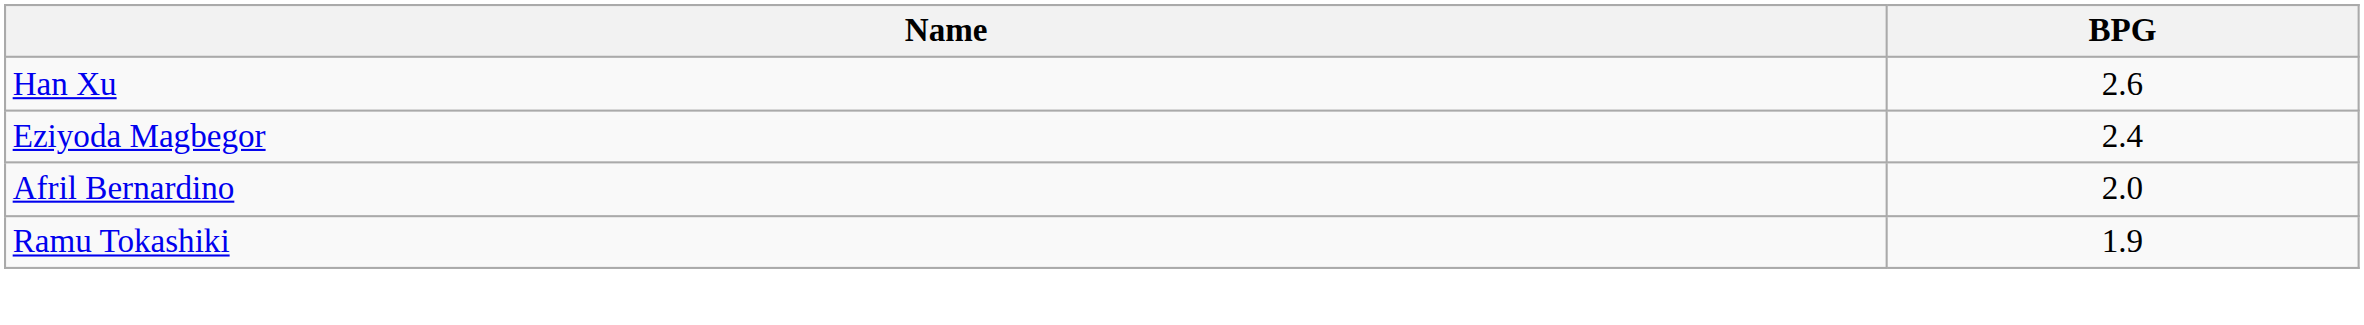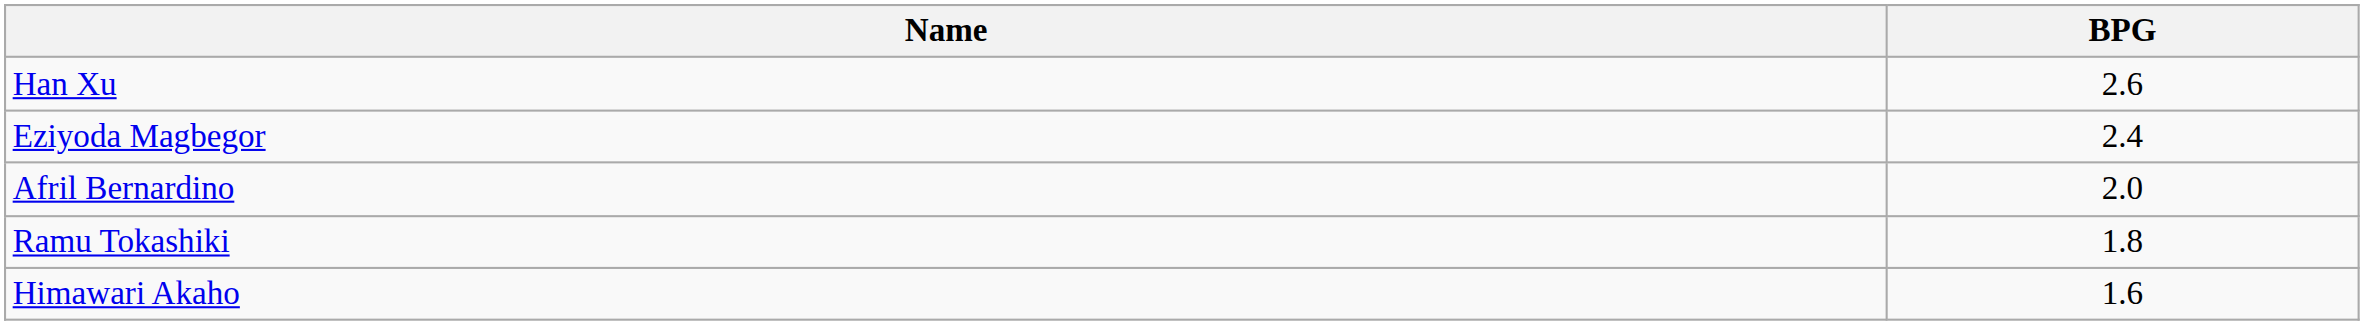(2122, 240) 1.9 -> (2122, 240) 1.8
+ row: (126, 293)
